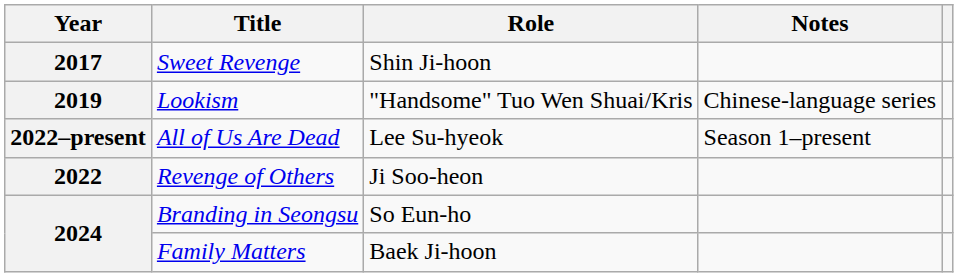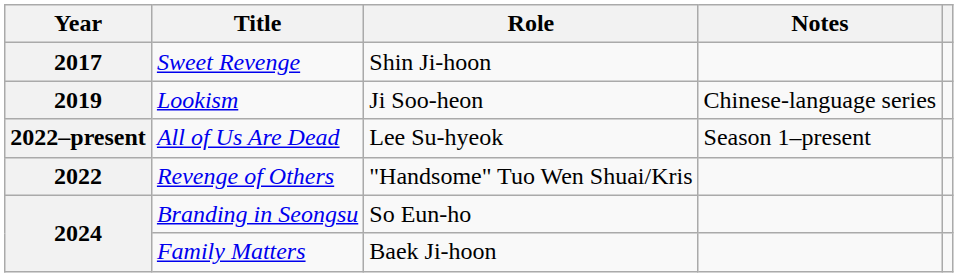(531, 99) "Handsome" Tuo Wen Shuai/Kris -> (426, 99) Ji Soo-heon
(426, 175) Ji Soo-heon -> (531, 175) "Handsome" Tuo Wen Shuai/Kris
